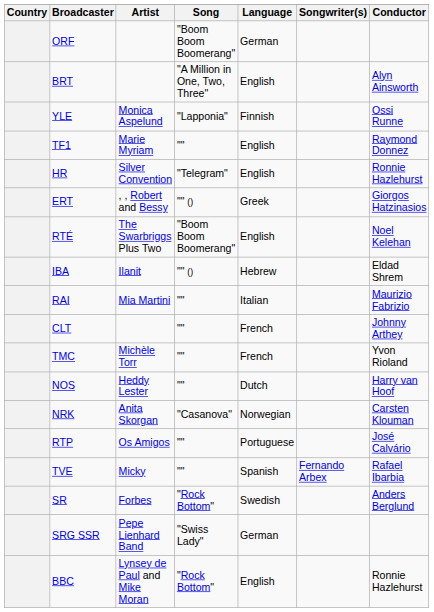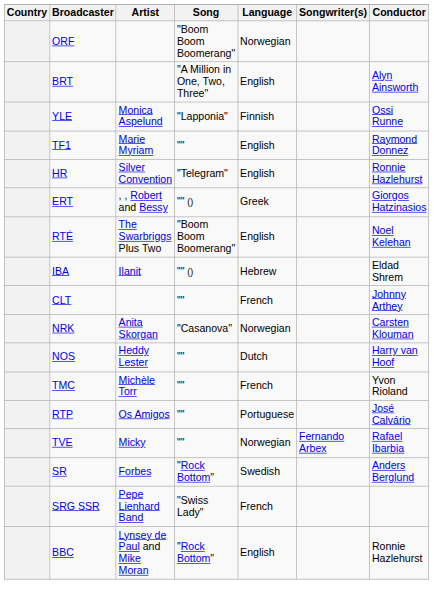(259, 41) German -> (265, 41) Norwegian
- row: (61, 300)
rows swapped: (64, 357) <-> (63, 414)
(259, 471) Spanish -> (265, 443) Norwegian
(259, 535) German -> (257, 506) French
